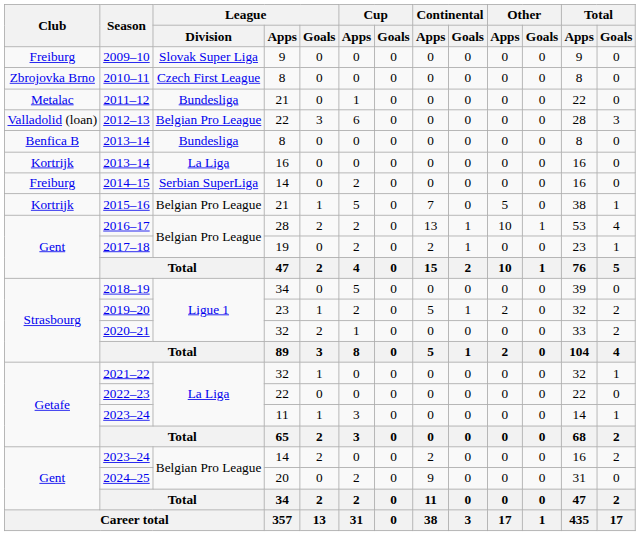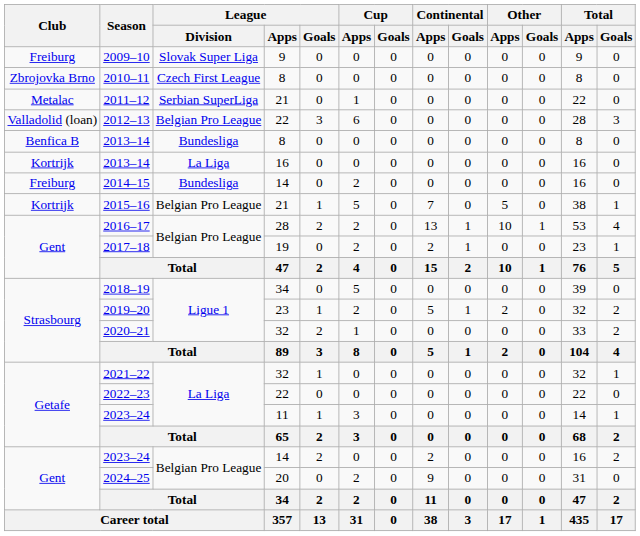(209, 99) Bundesliga -> (209, 99) Serbian SuperLiga
(209, 183) Serbian SuperLiga -> (209, 183) Bundesliga
